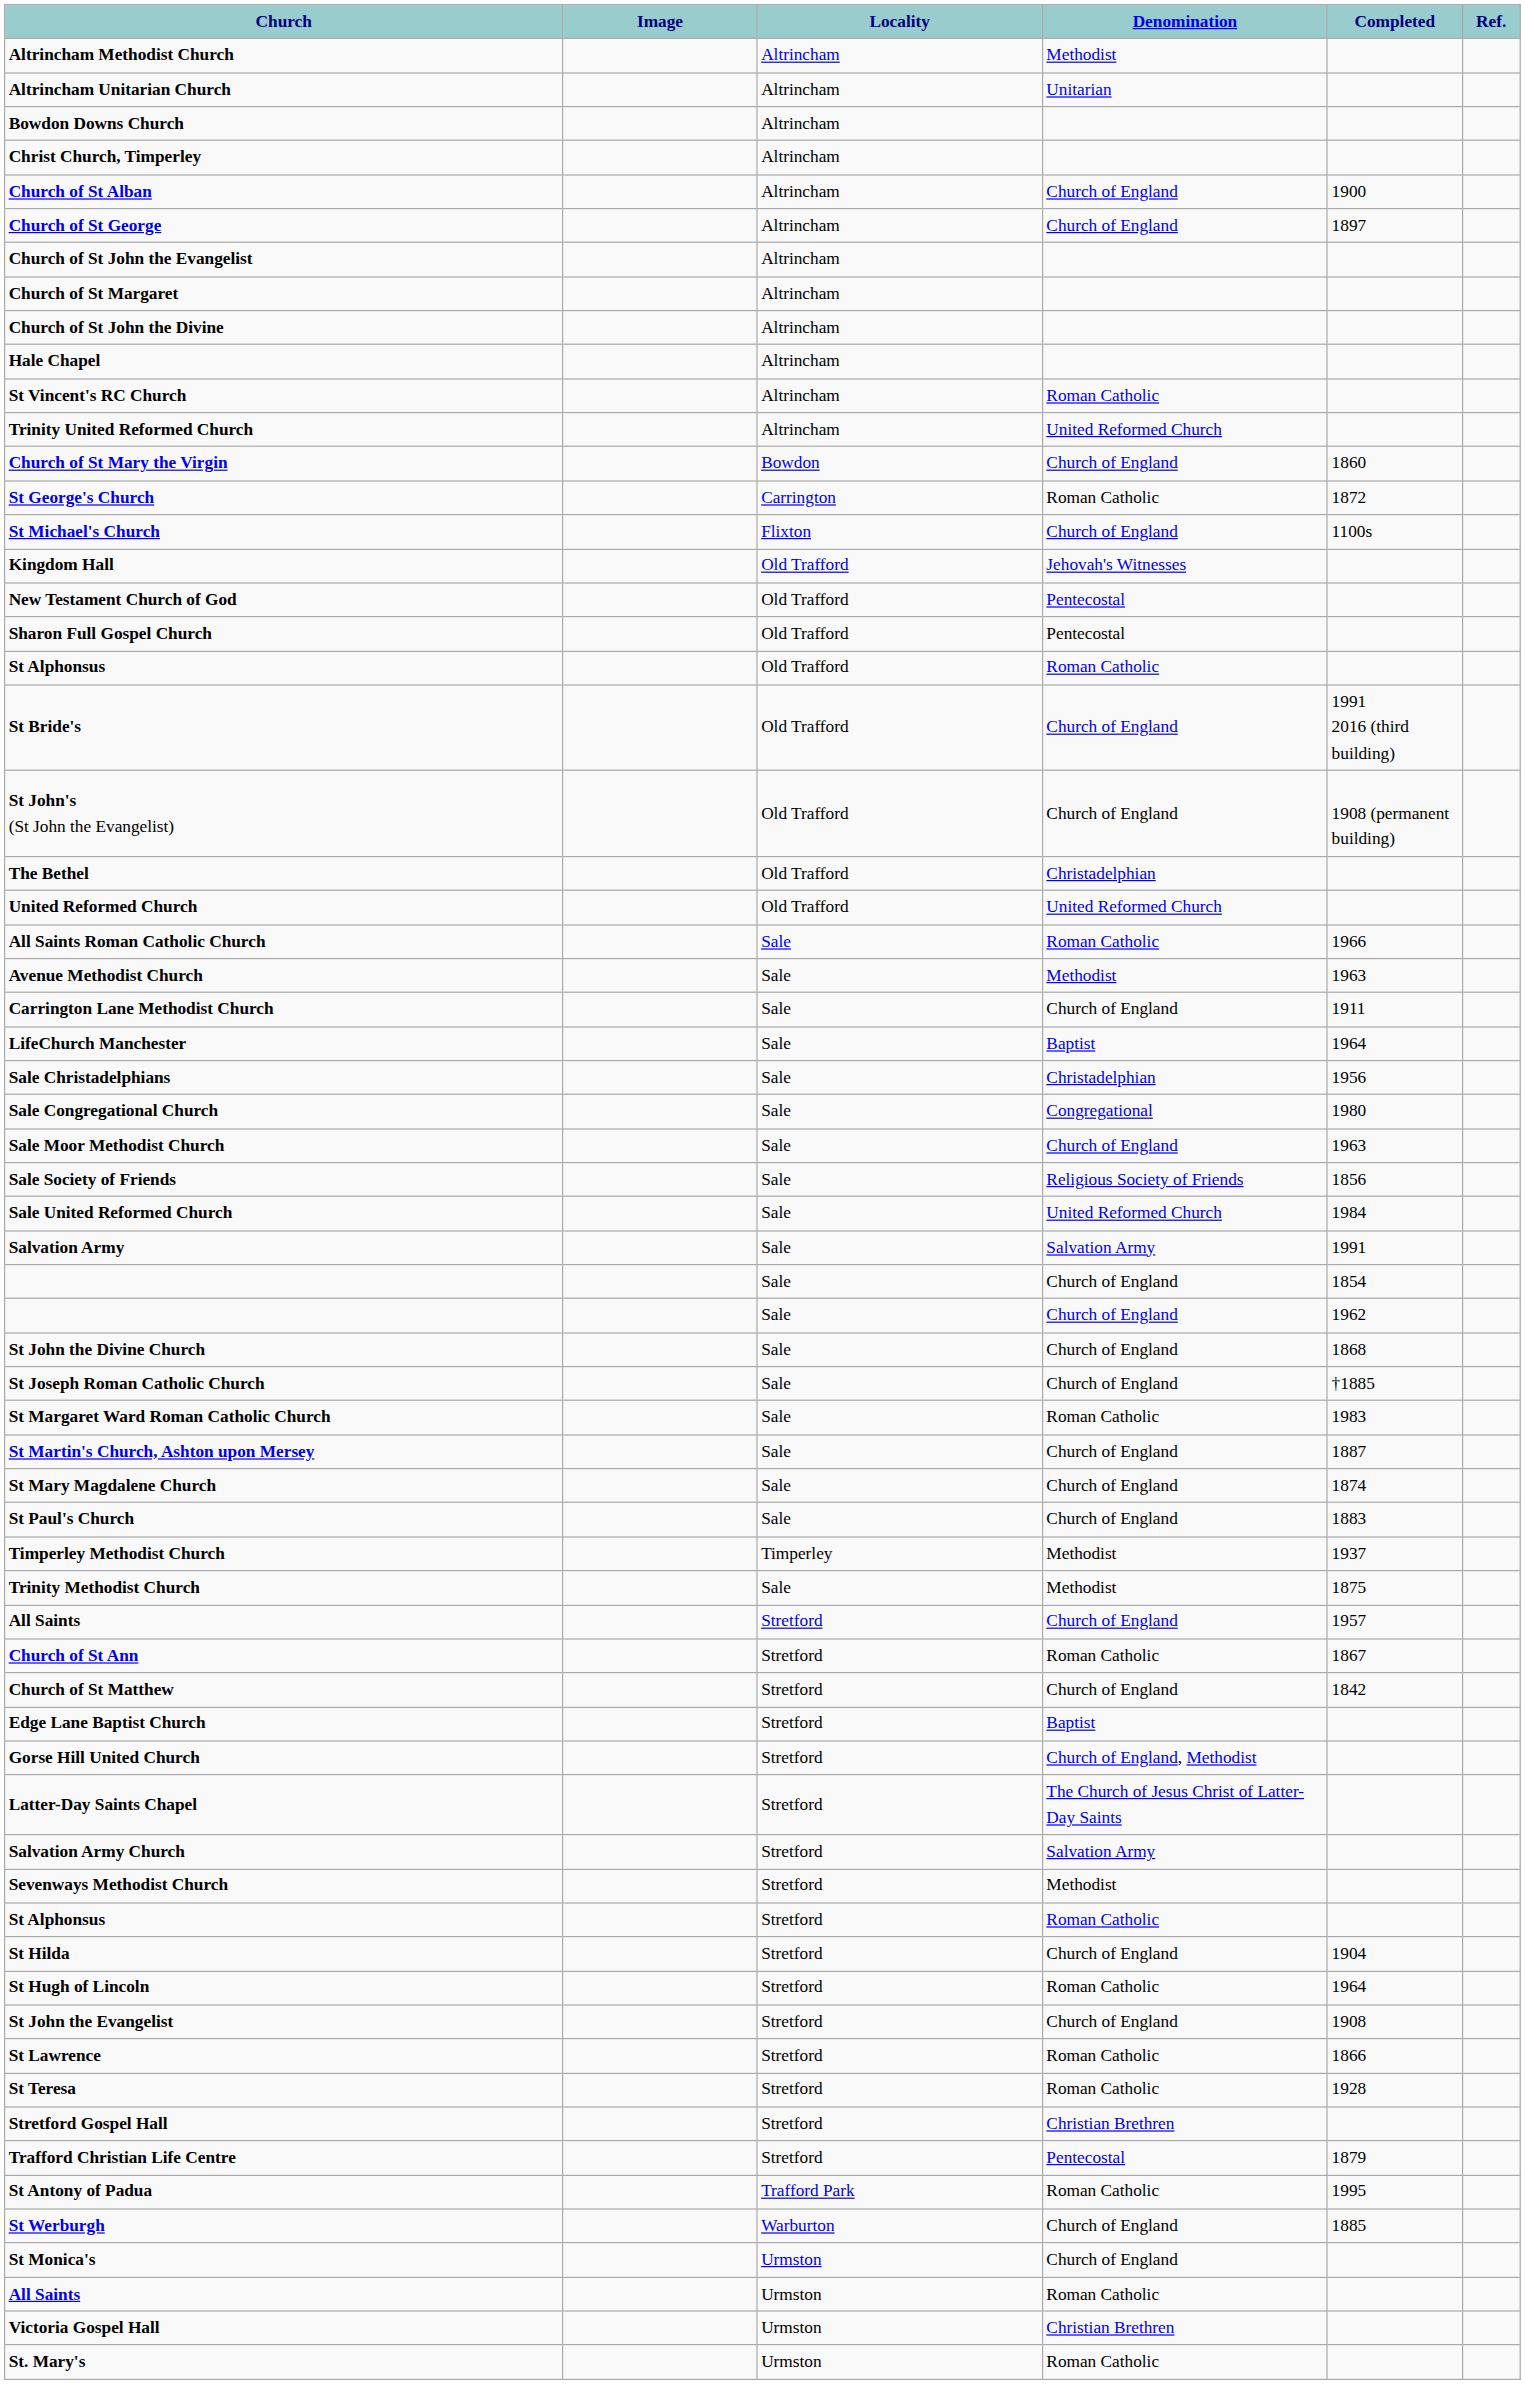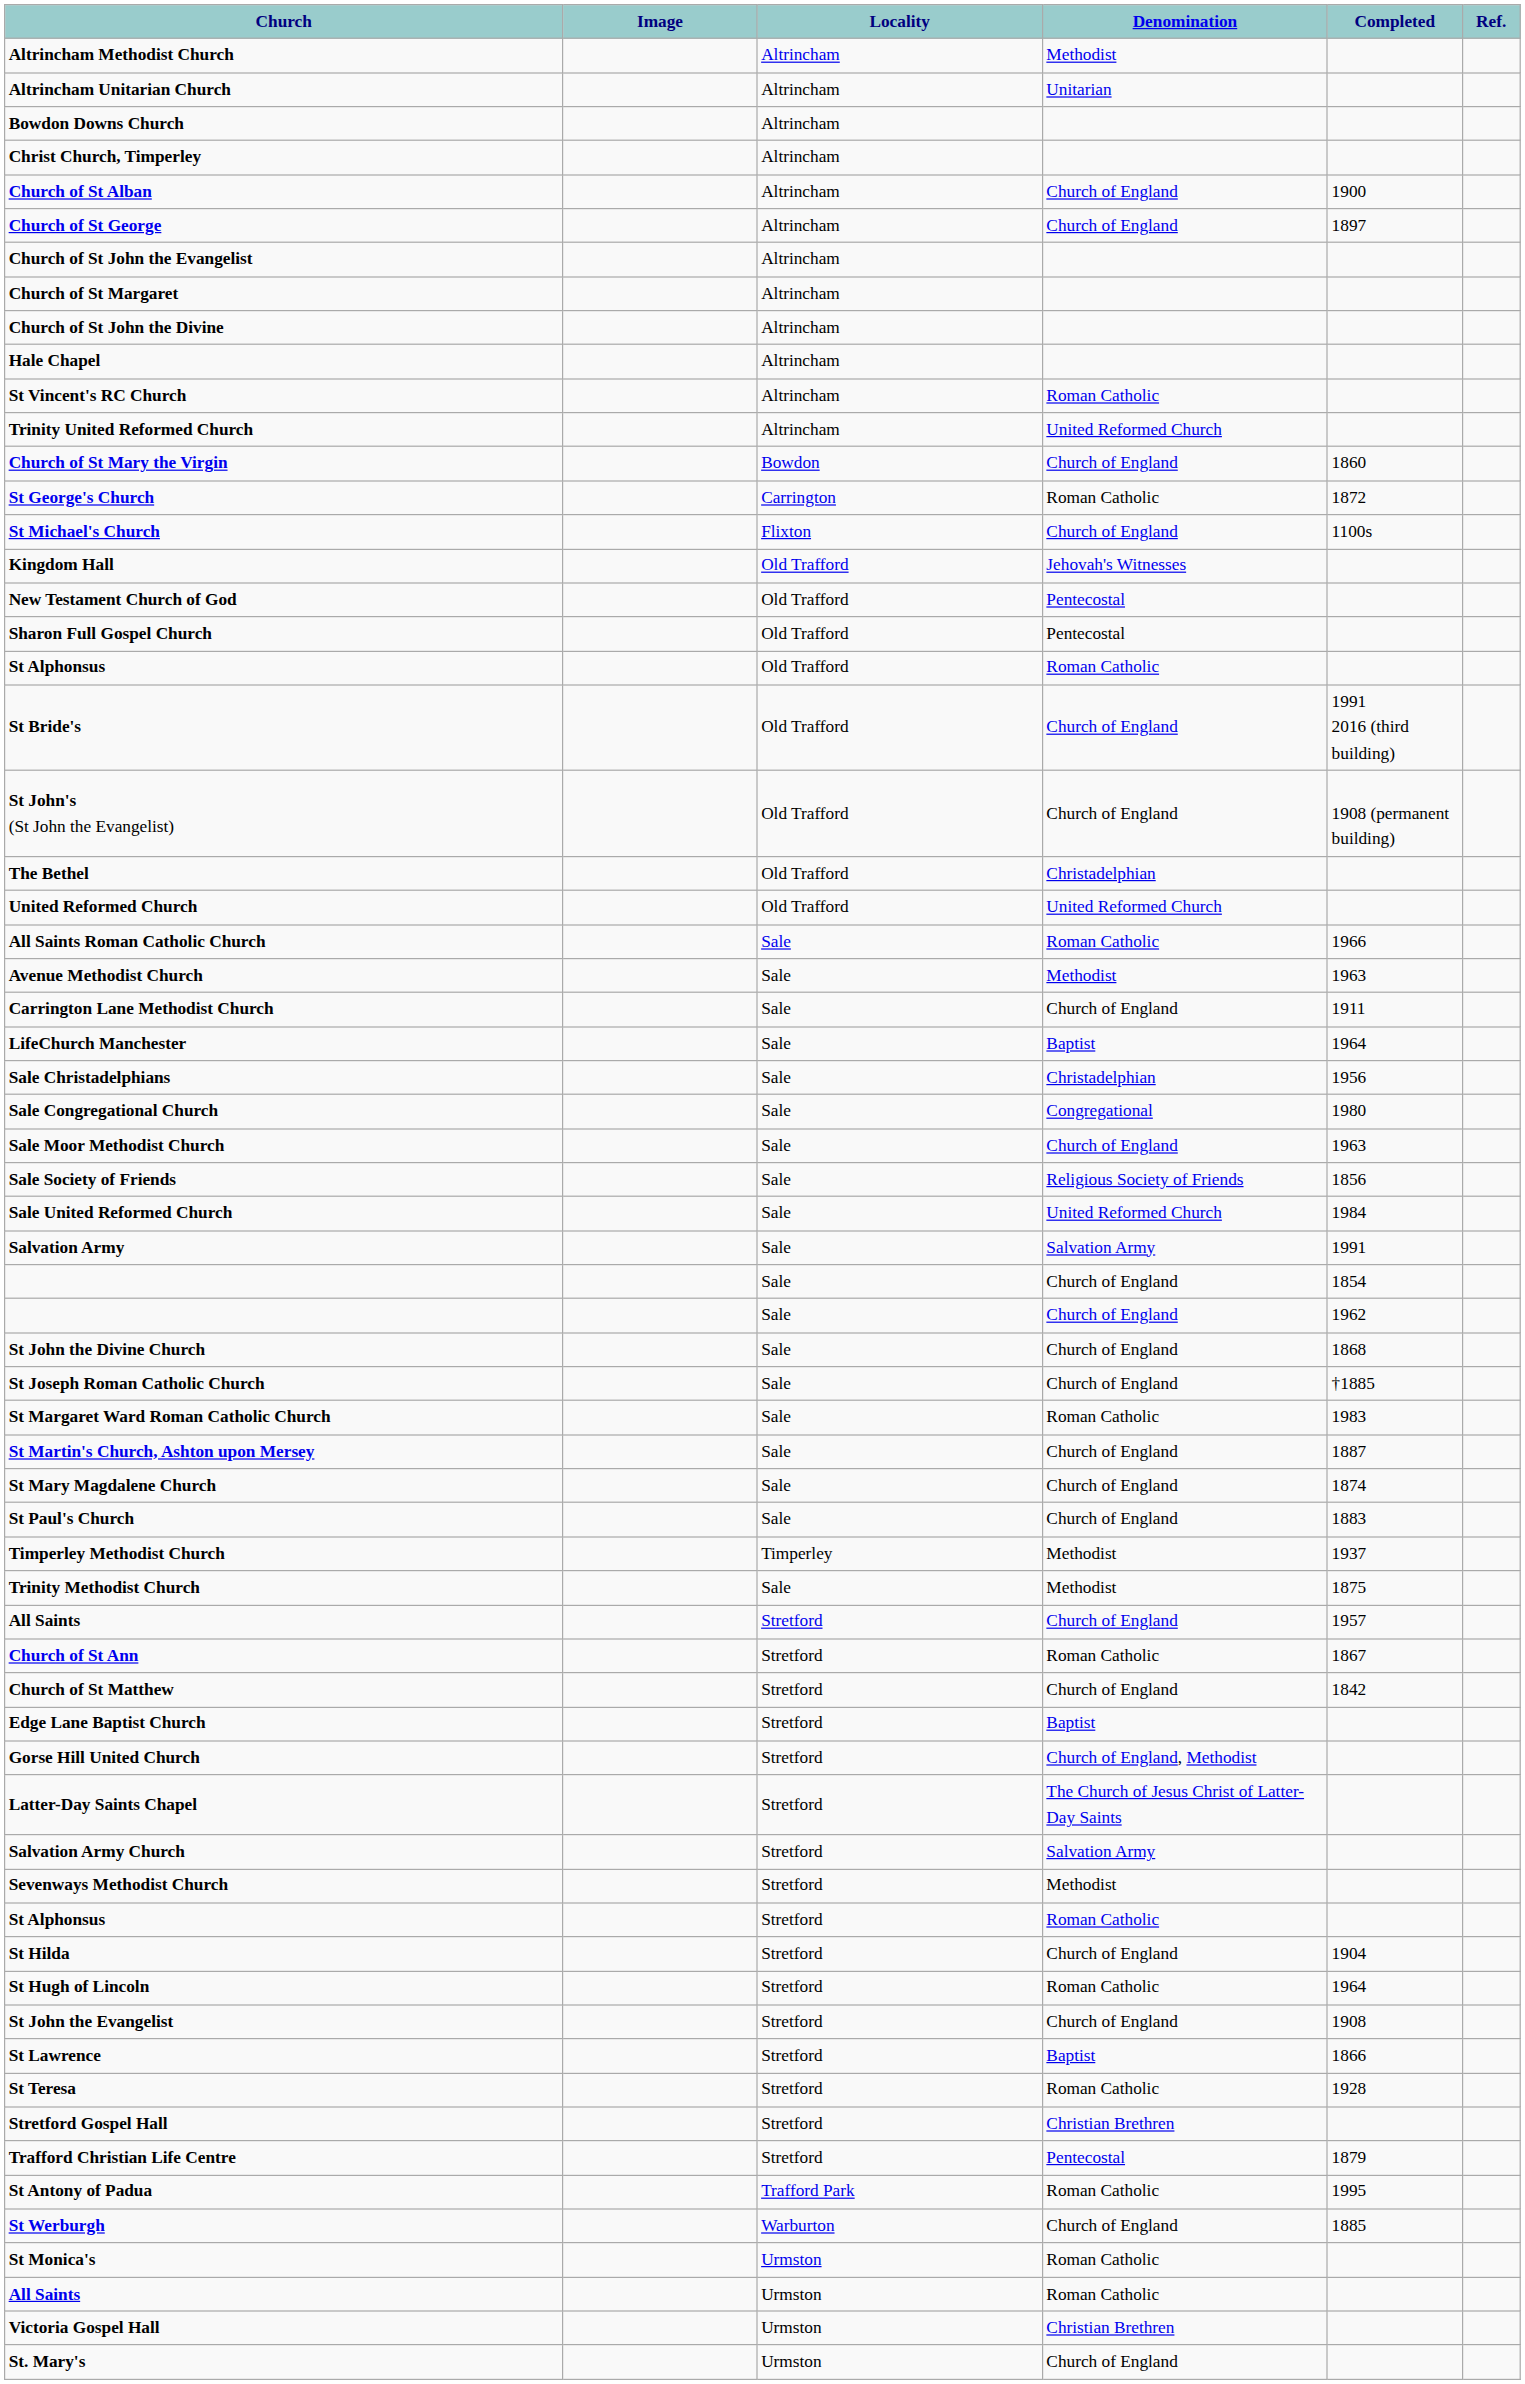(1103, 2055) Roman Catholic -> (1071, 2055) Baptist
(1112, 2259) Church of England -> (1103, 2259) Roman Catholic
(1103, 2361) Roman Catholic -> (1112, 2361) Church of England
